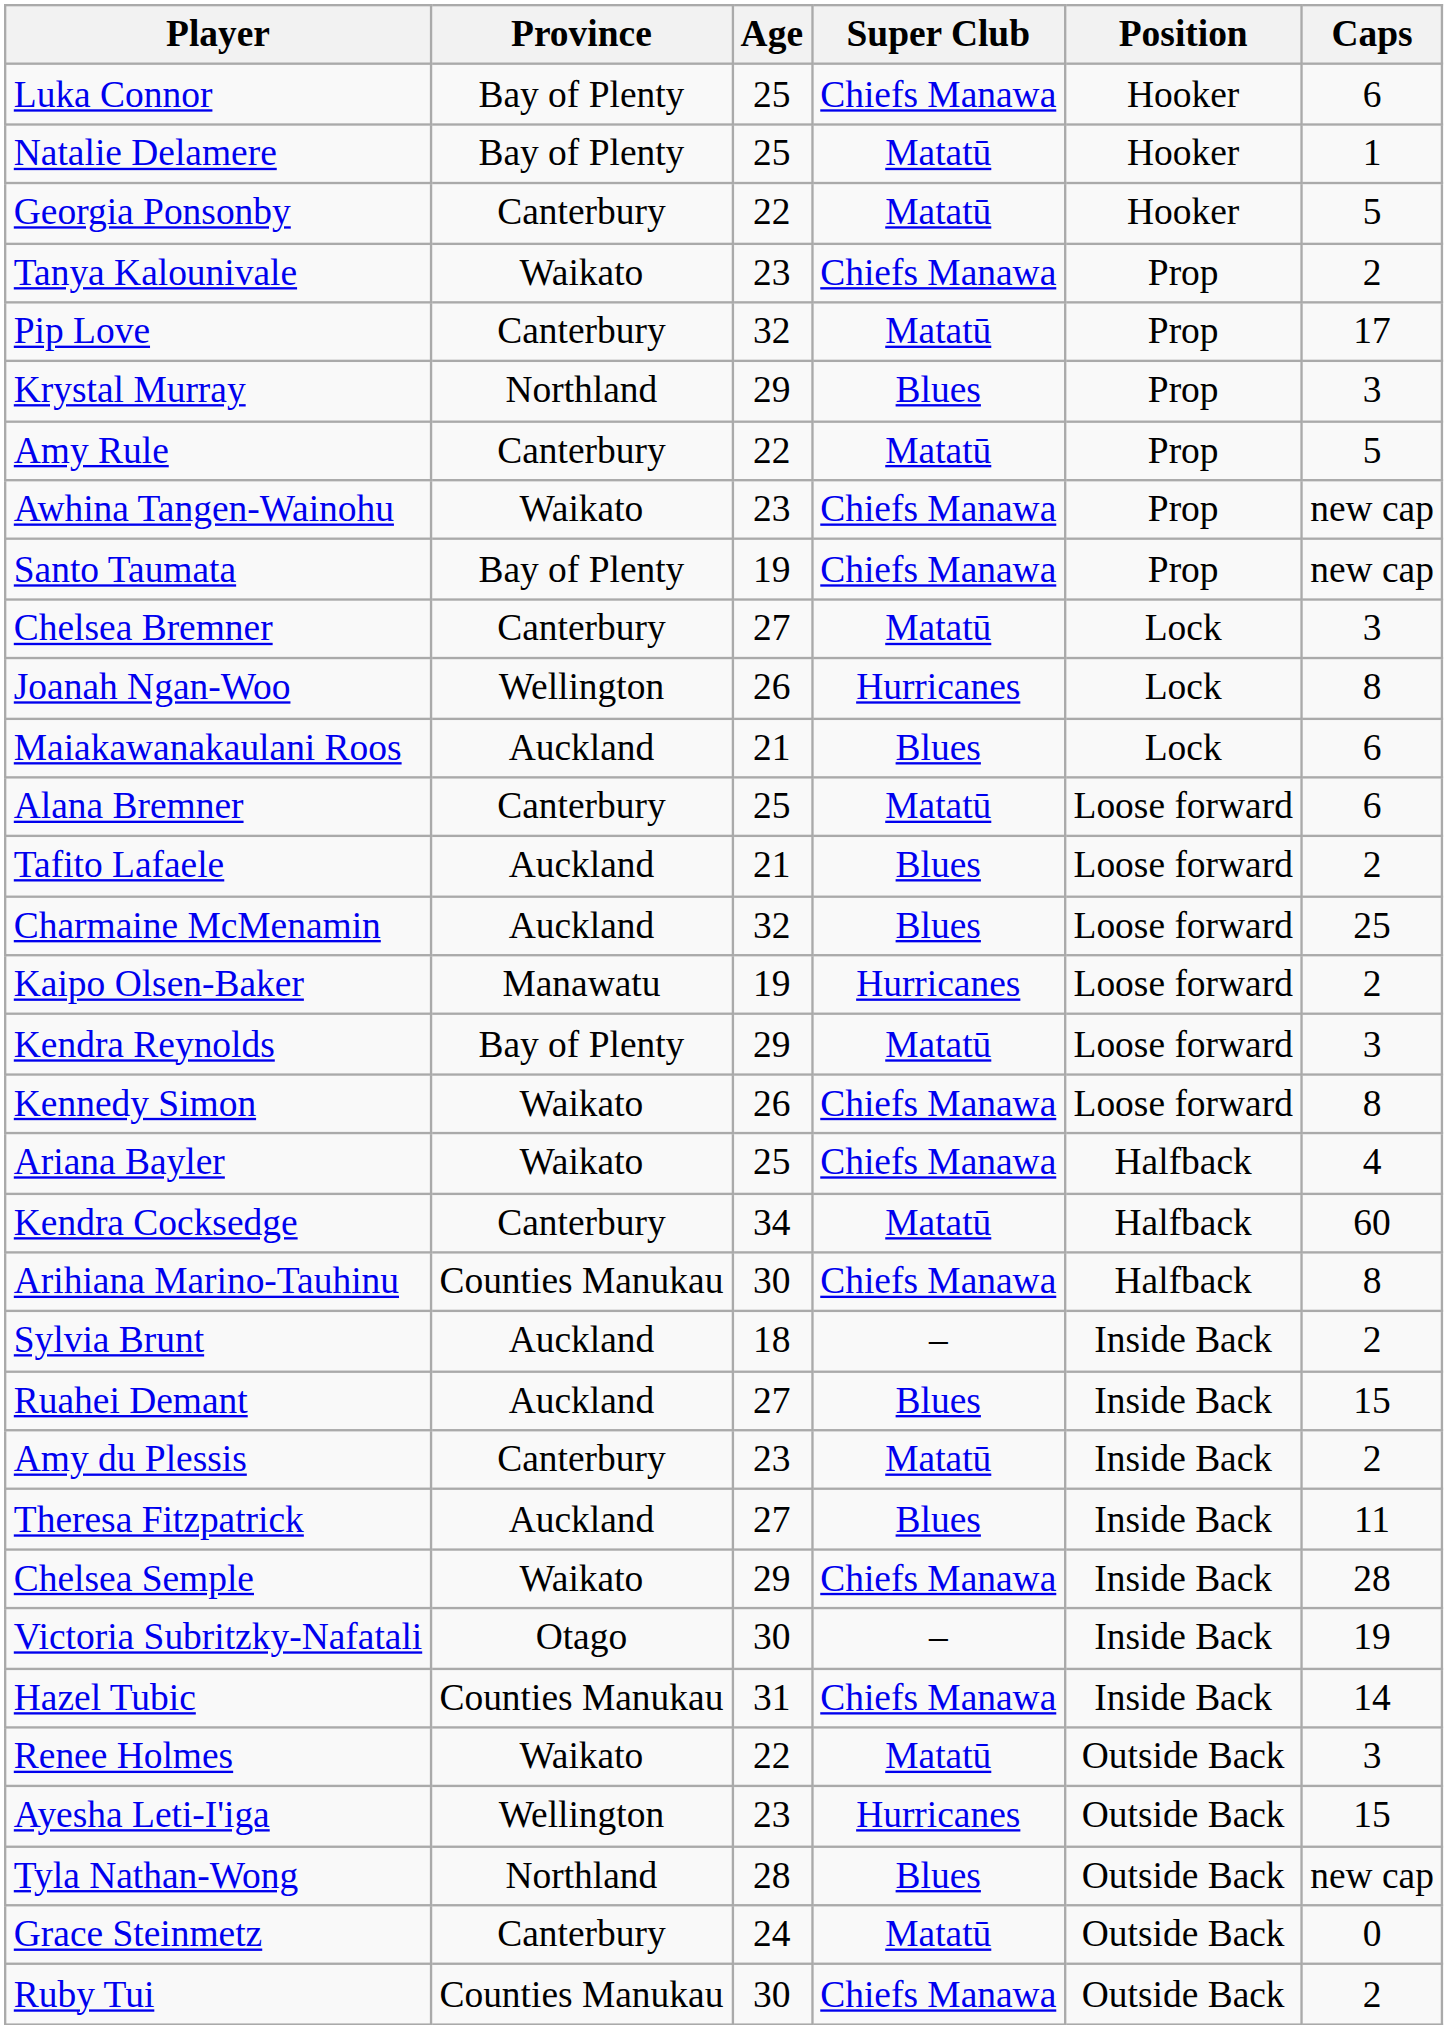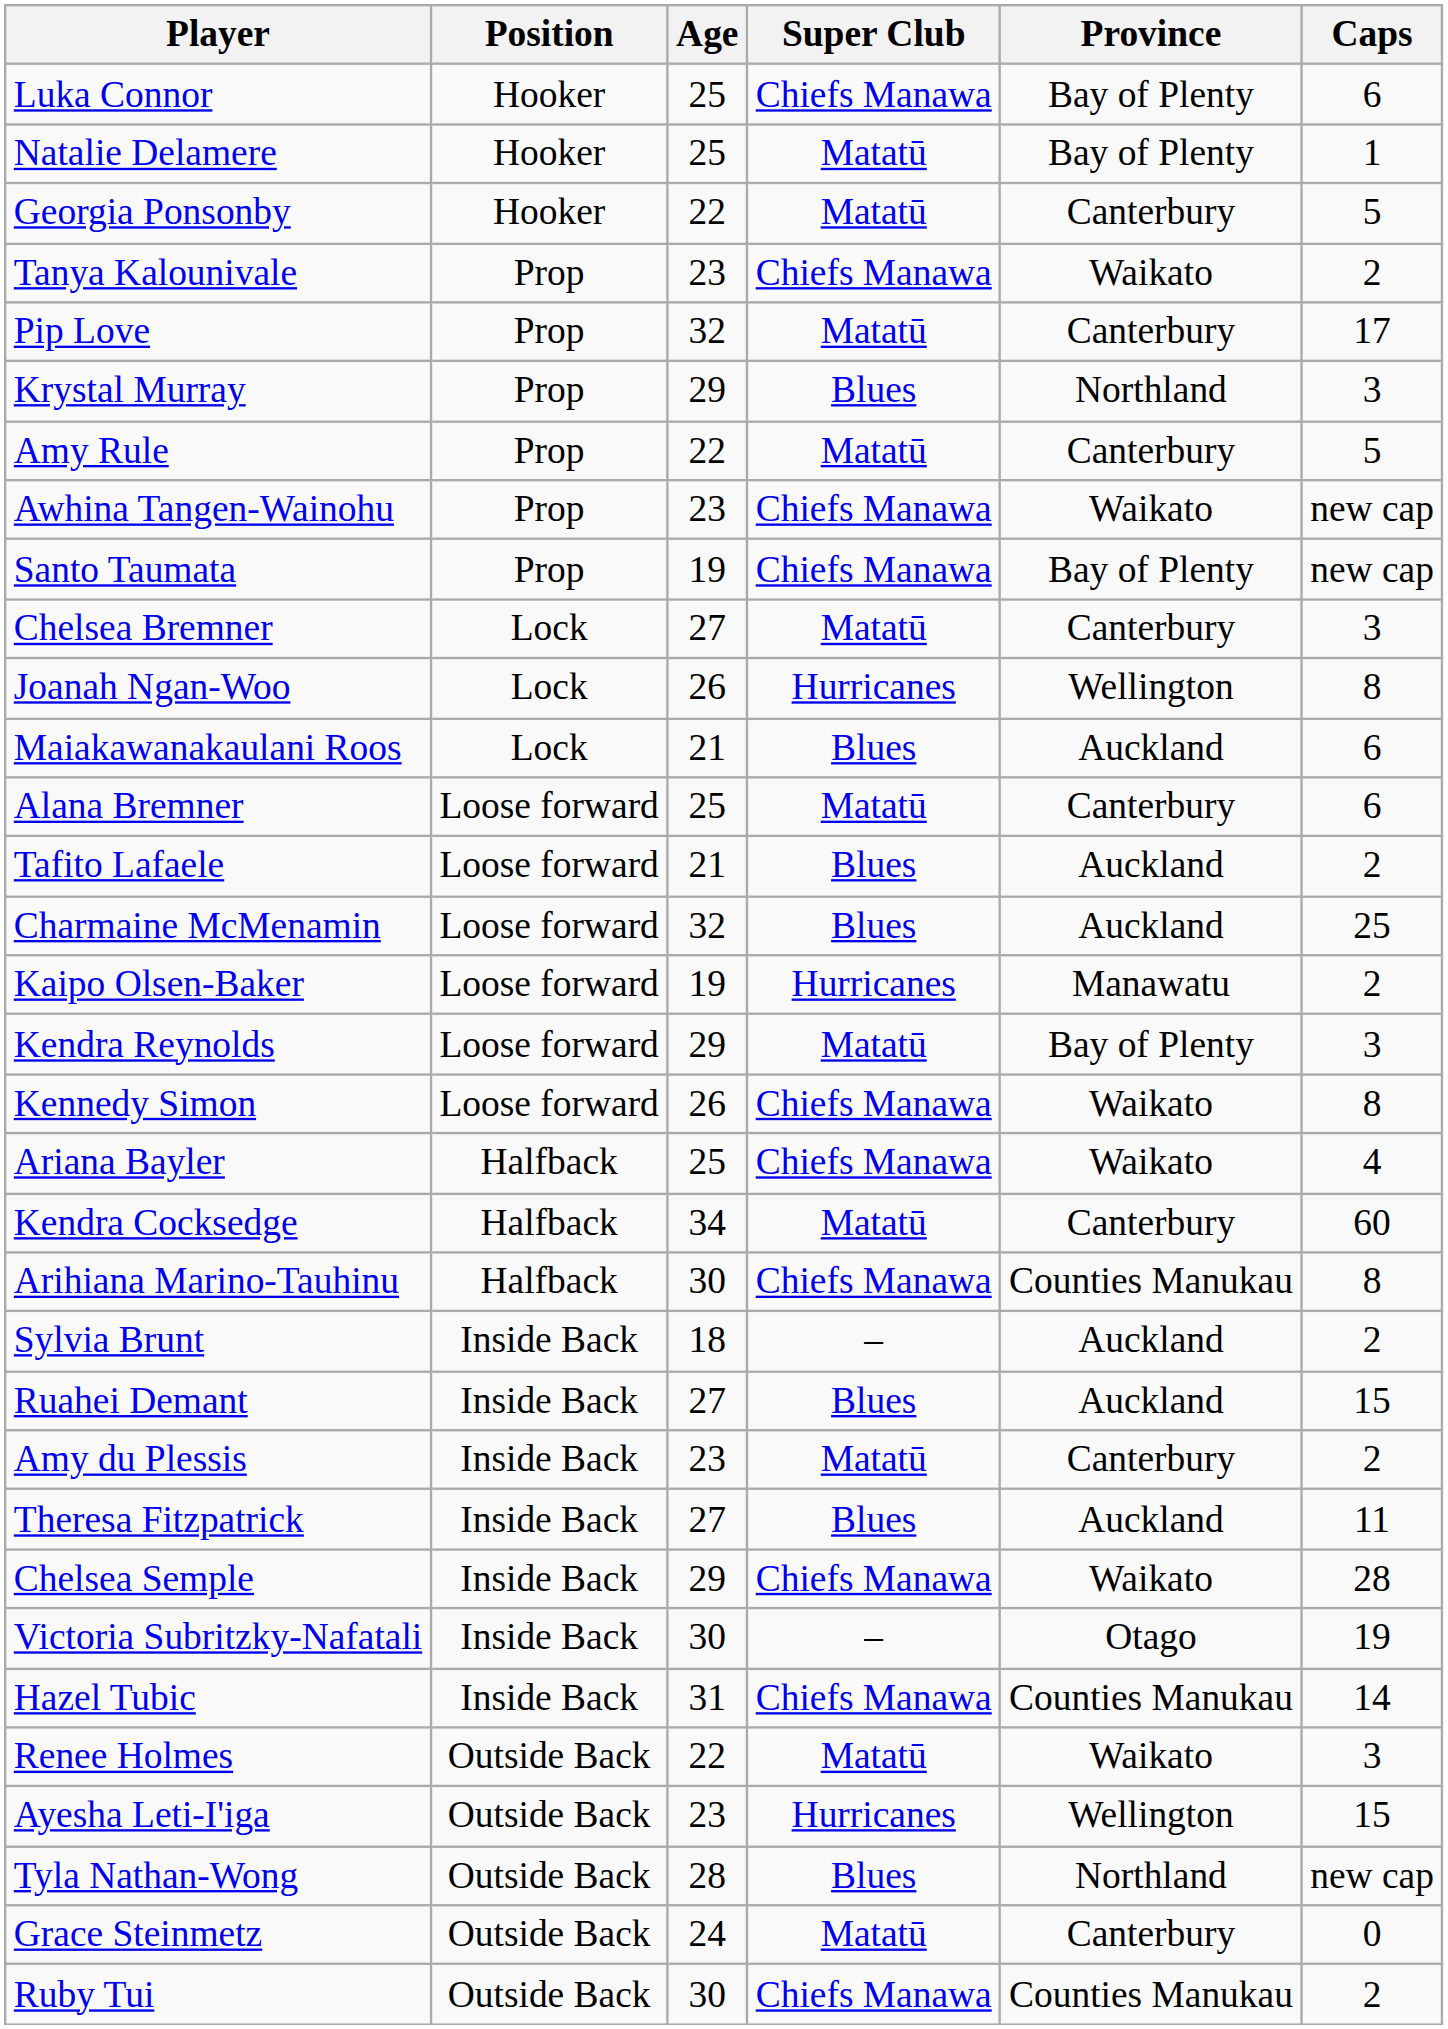columns swapped: (1183, 34) <-> (581, 34)
